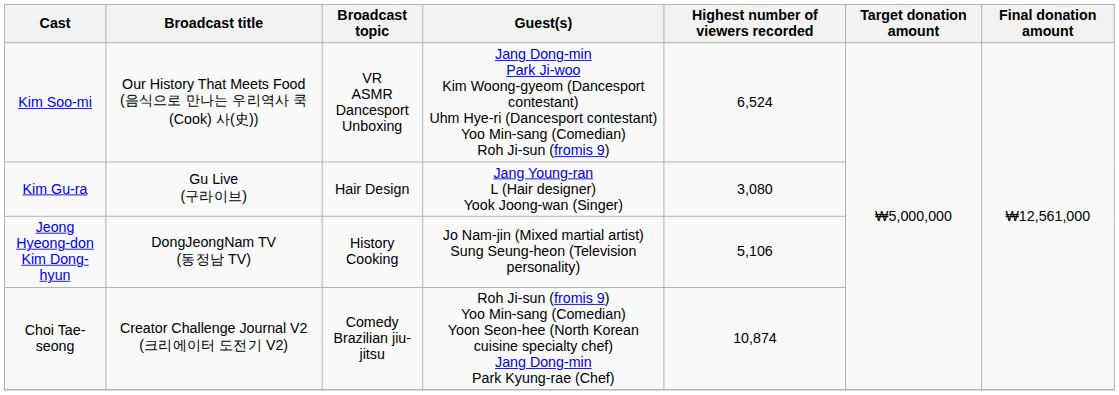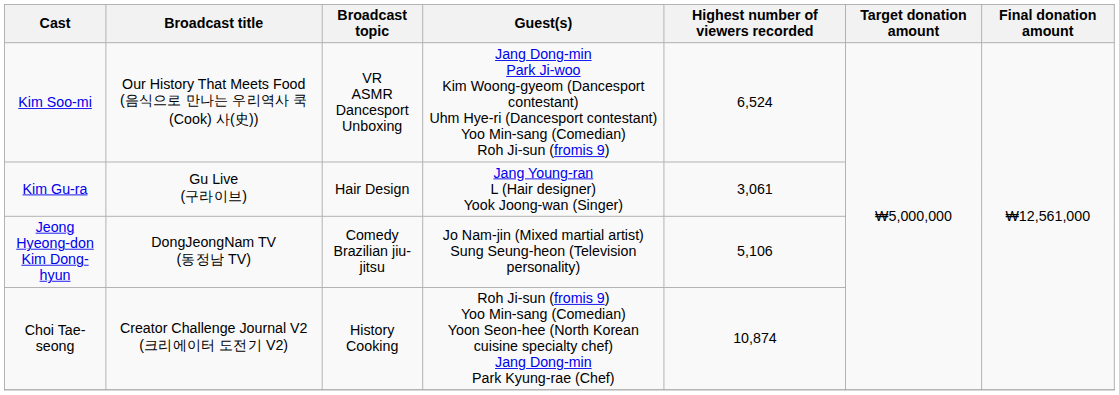(755, 189) 3,080 -> (755, 189) 3,061
(372, 251) History Cooking -> (372, 251) Comedy Brazilian jiu-jitsu
(372, 338) Comedy Brazilian jiu-jitsu -> (372, 338) History Cooking
